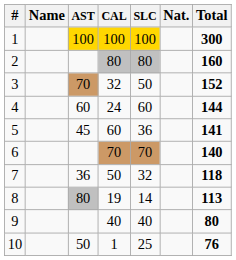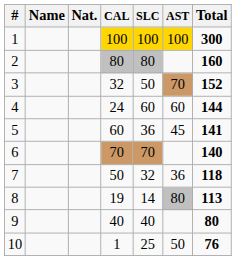columns swapped: (176, 15) <-> (83, 16)
